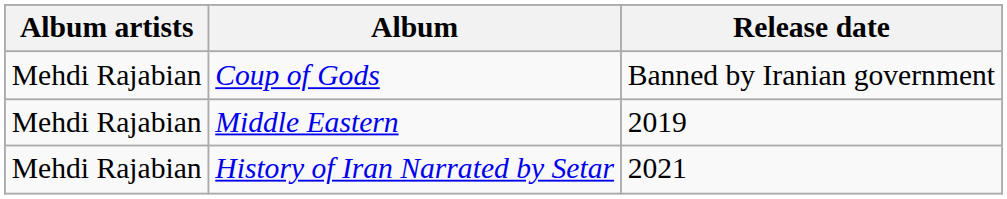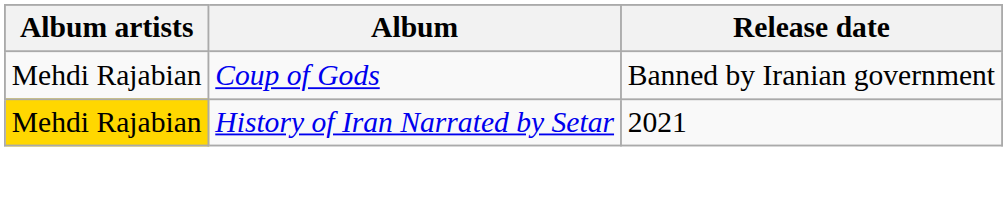- row: (307, 121)
(107, 168) no background -> (107, 121) gold background
